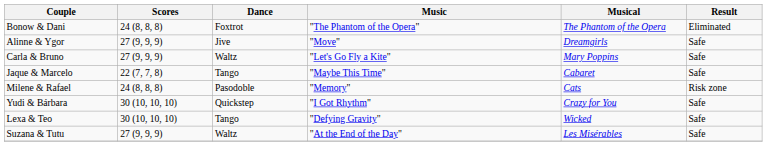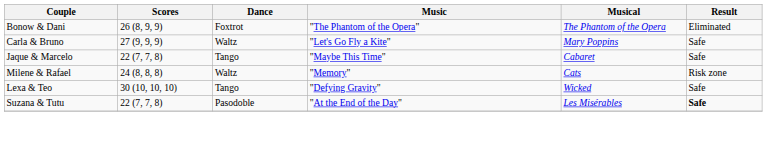(141, 27) 24 (8, 8, 8) -> (141, 27) 26 (8, 9, 9)
- row: (35, 42)
(235, 88) Pasodoble -> (226, 73) Waltz
- row: (37, 103)
(141, 133) 27 (9, 9, 9) -> (141, 103) 22 (7, 7, 8)
(226, 133) Waltz -> (235, 103) Pasodoble
(697, 133) normal -> (697, 103) bold
